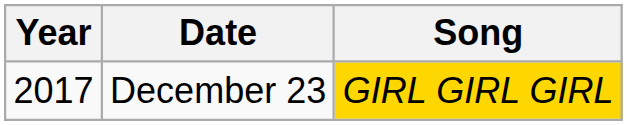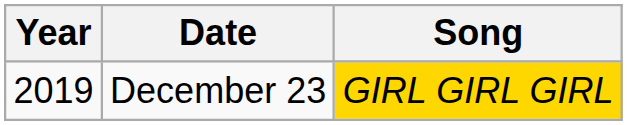(53, 90) 2017 -> (53, 90) 2019
